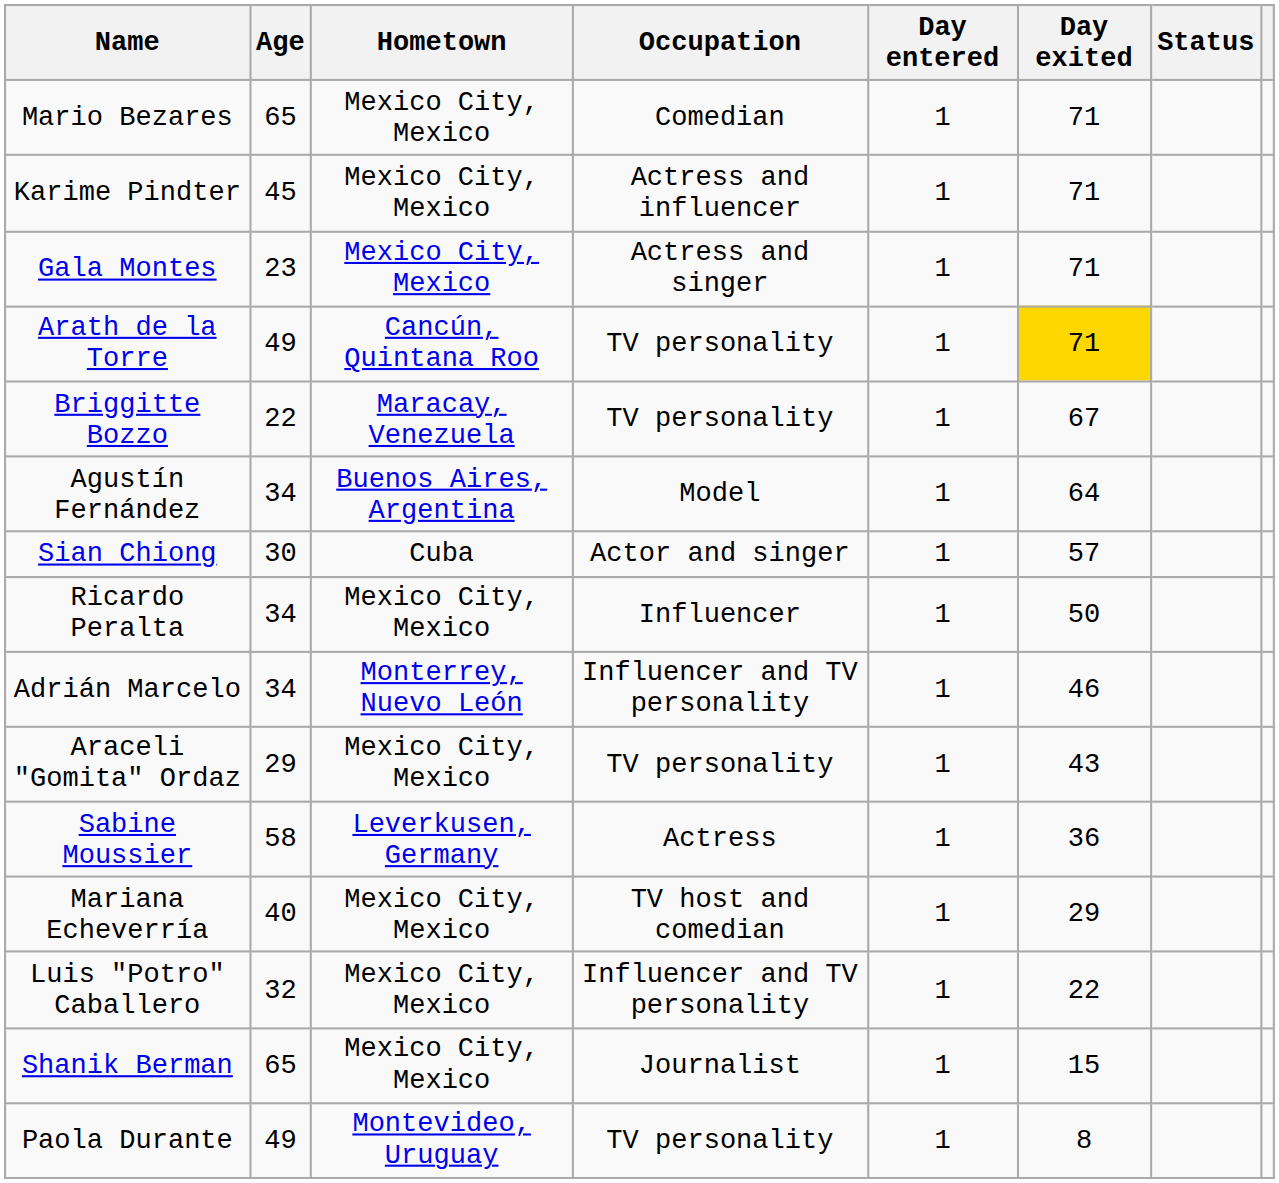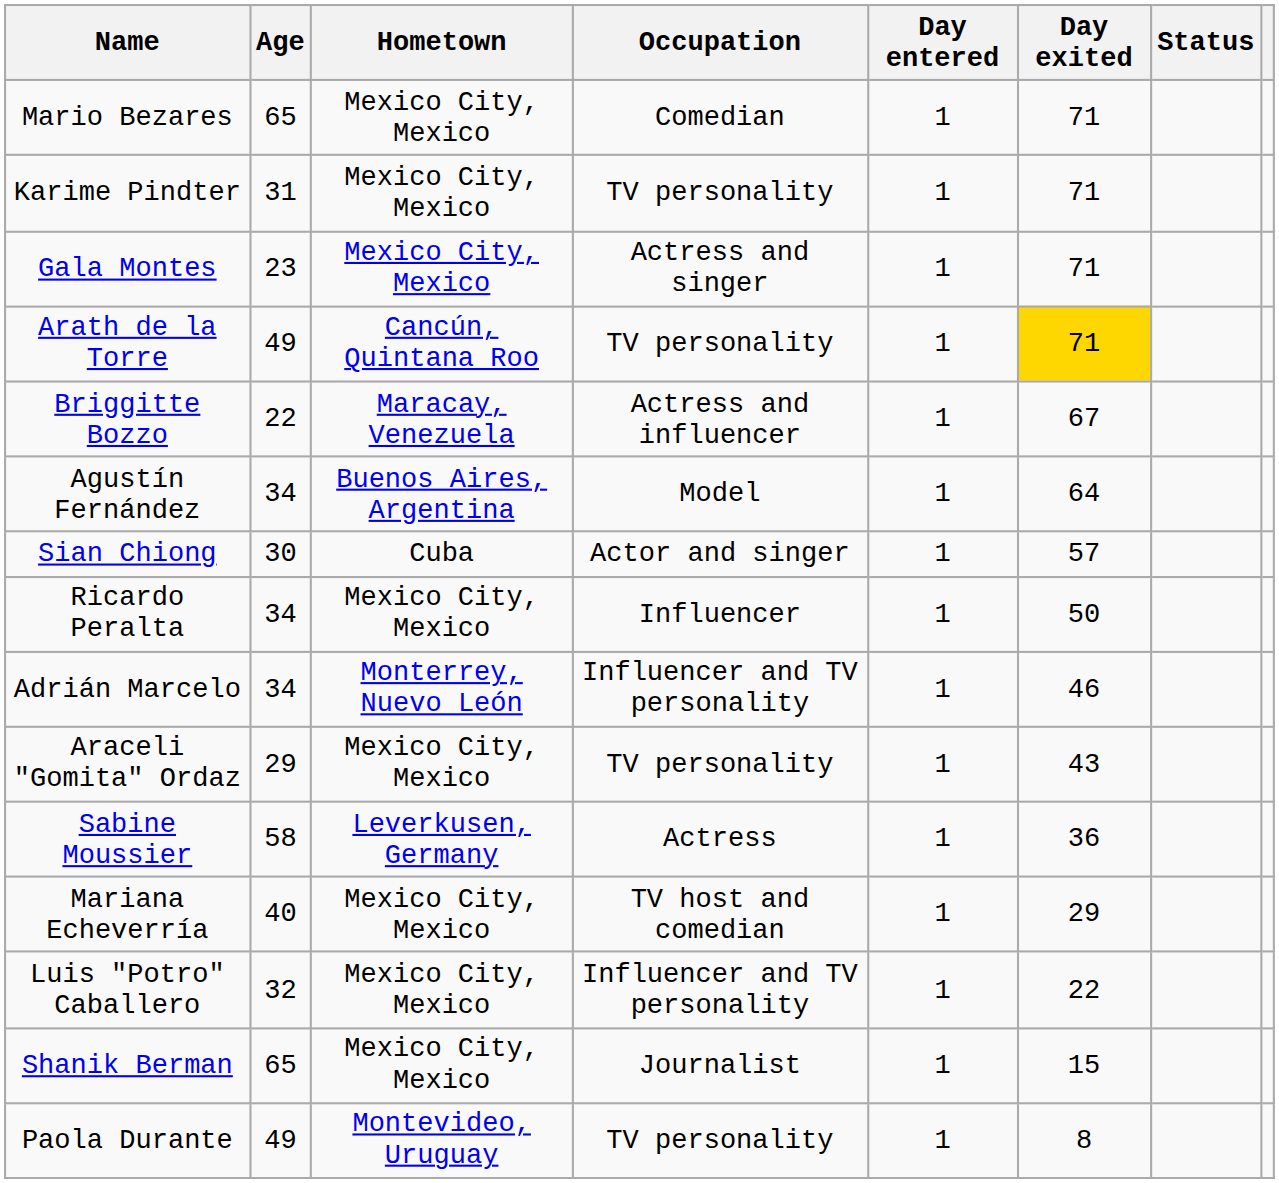(280, 193) 45 -> (280, 193) 31
(720, 193) Actress and influencer -> (720, 193) TV personality
(720, 419) TV personality -> (720, 419) Actress and influencer
